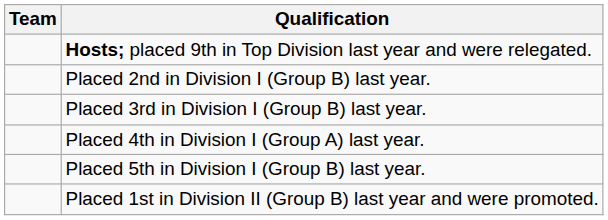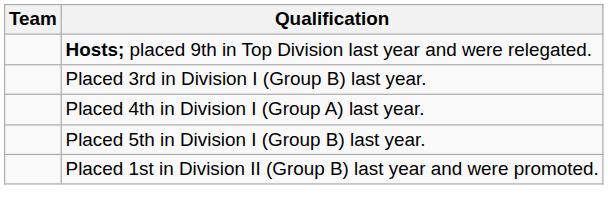- row: (248, 79)
